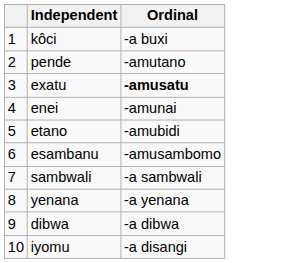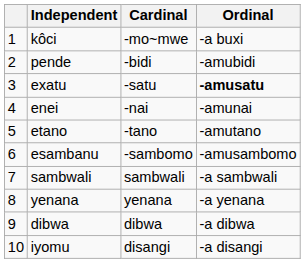+ column: (158, 16)
(155, 62) -amutano -> (227, 62) -amubidi
(152, 131) -amubidi -> (230, 131) -amutano
